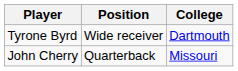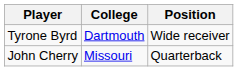columns swapped: (124, 14) <-> (199, 14)
